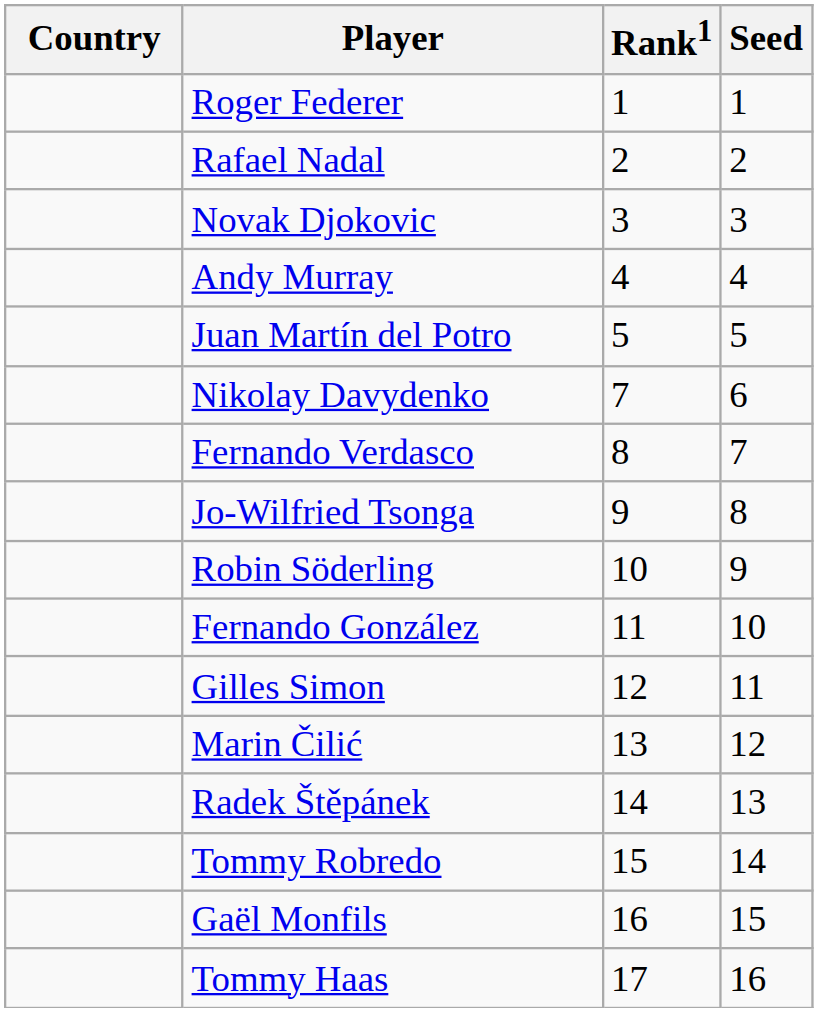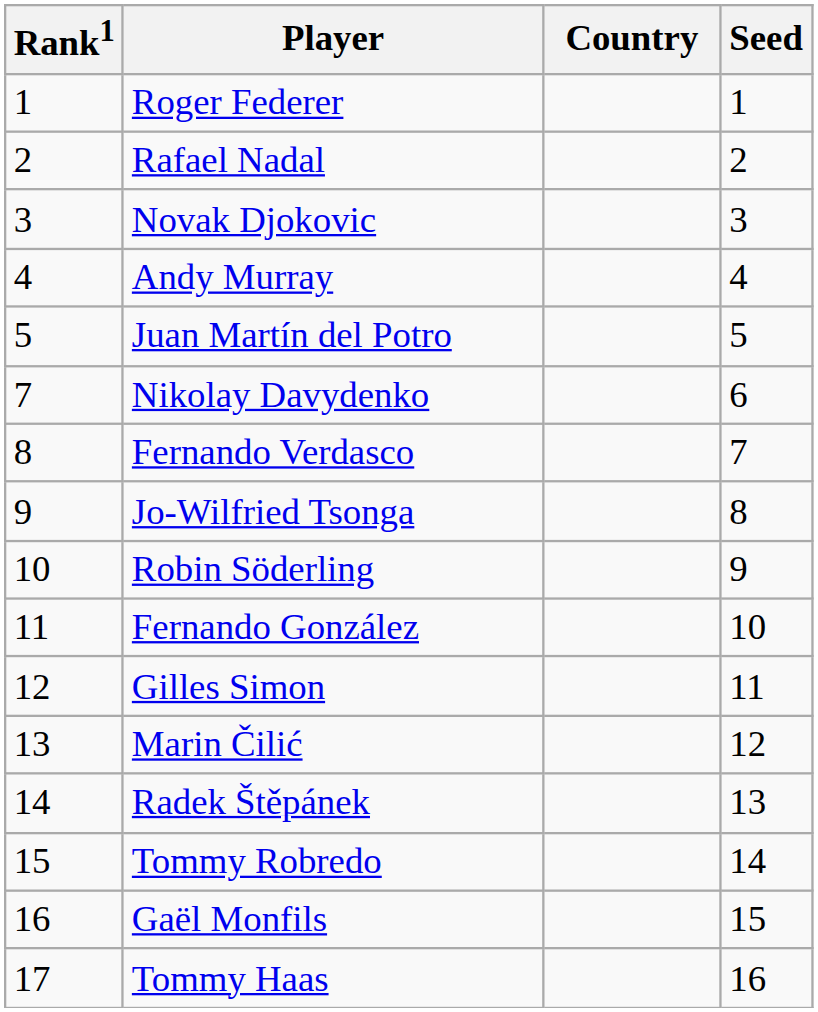columns swapped: (94, 38) <-> (662, 38)
